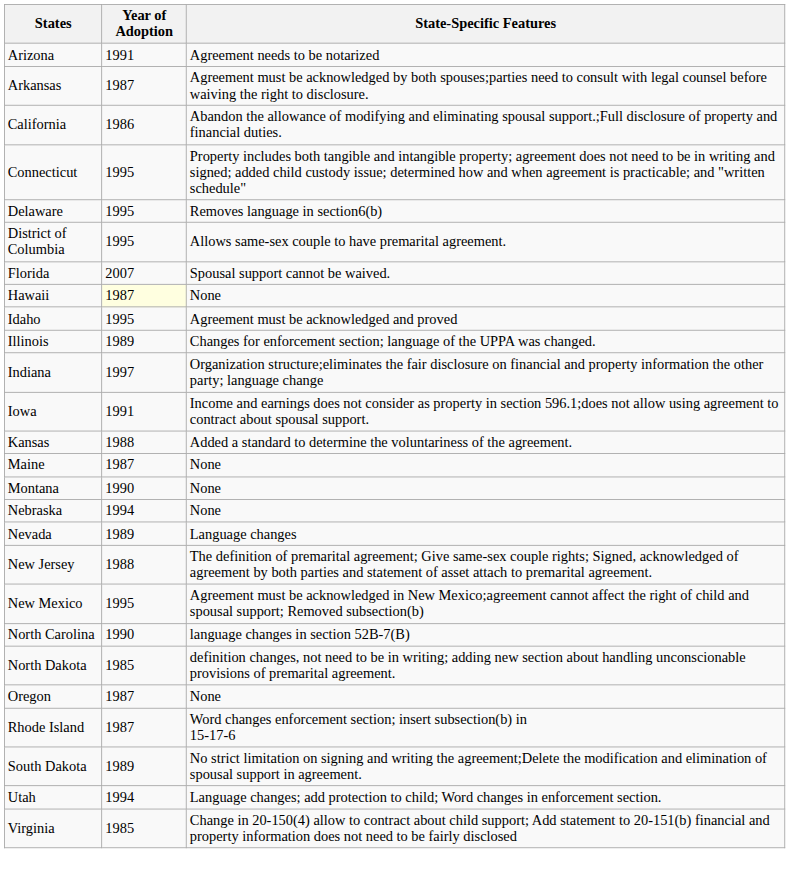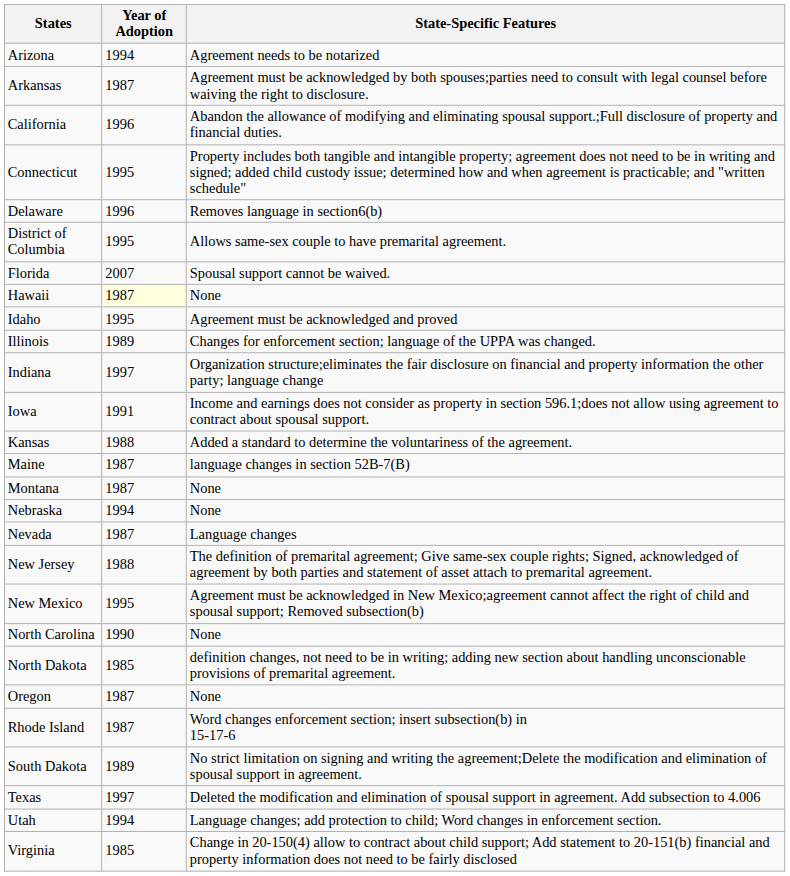(120, 54) 1991 -> (120, 54) 1994
(120, 124) 1986 -> (120, 124) 1996
(120, 211) 1995 -> (120, 211) 1996
(205, 465) None -> (300, 465) language changes in section 52B-7(B)
(120, 488) 1990 -> (120, 488) 1987
(120, 533) 1989 -> (120, 533) 1987
(300, 634) language changes in section 52B-7(B) -> (205, 634) None
+ row: (24, 797)
